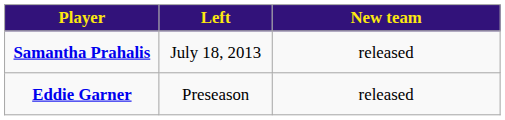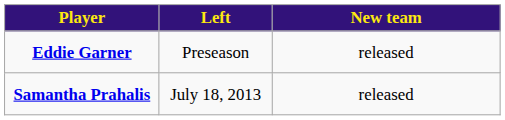rows swapped: (82, 94) <-> (82, 52)
